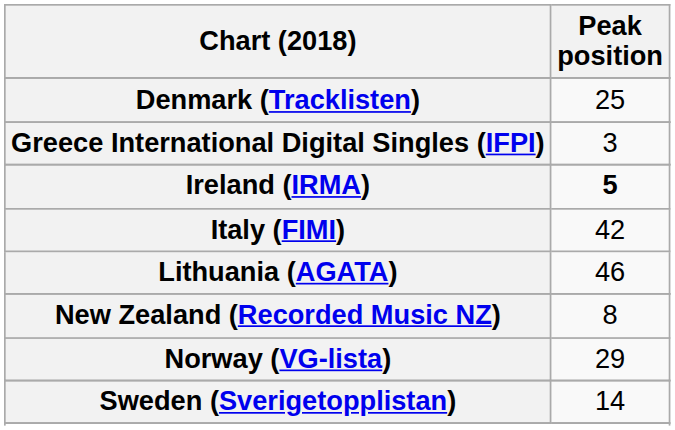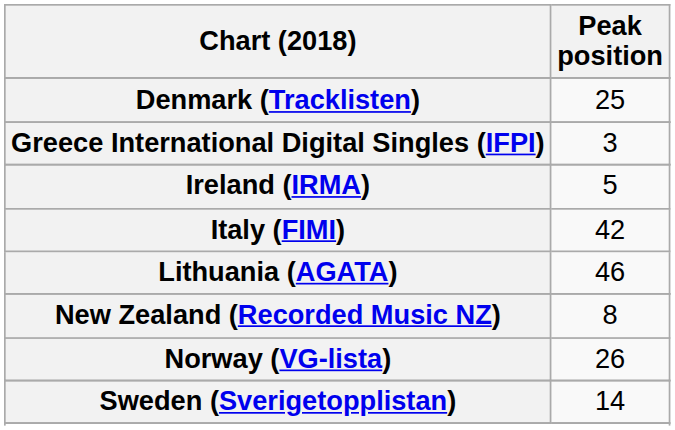(610, 186) bold -> (610, 186) normal
(610, 358) 29 -> (610, 358) 26
